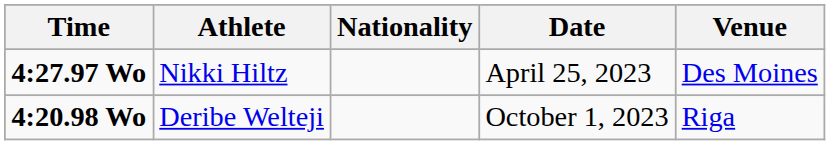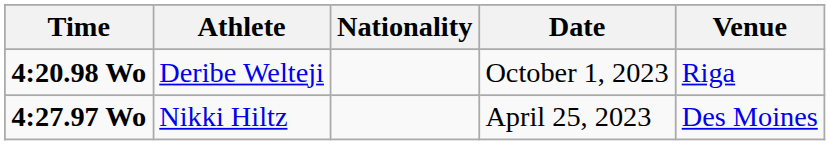rows swapped: (79, 71) <-> (79, 116)
